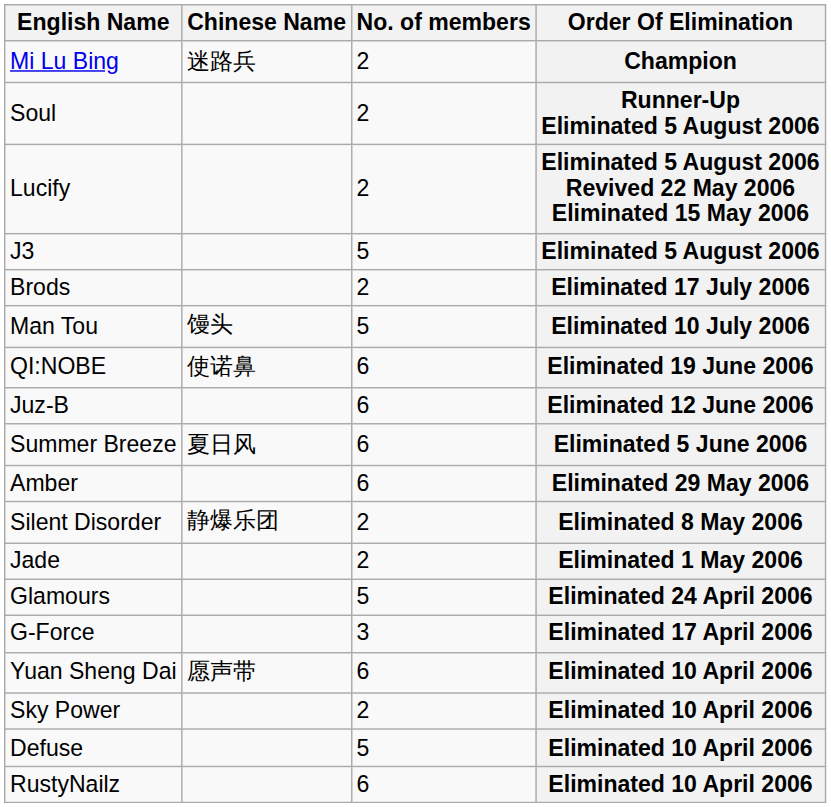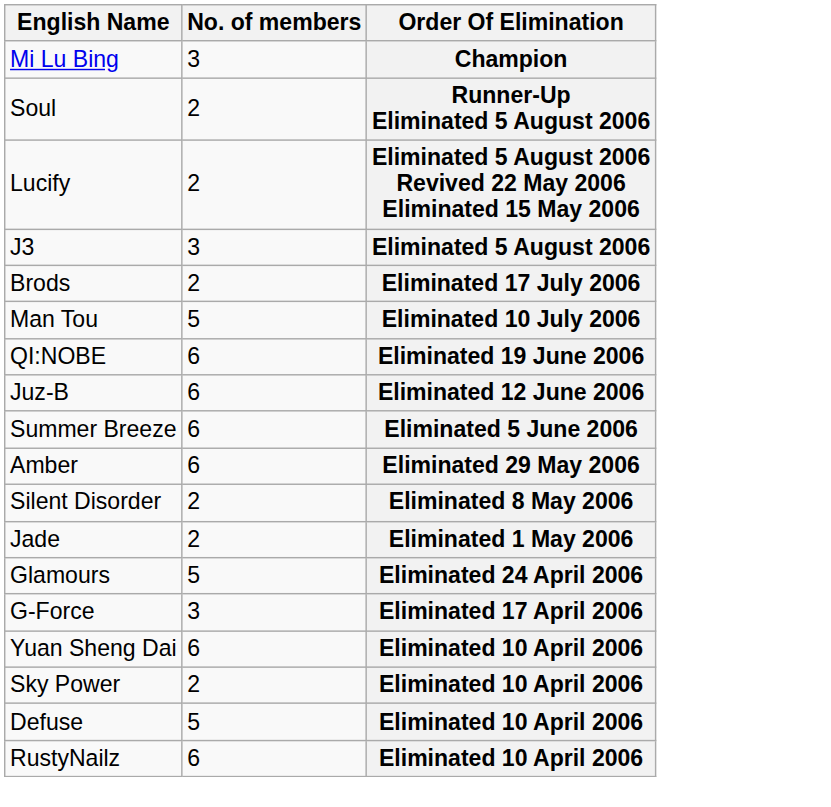- column: (267, 22)
(363, 61) 2 -> (194, 59) 3
(363, 251) 5 -> (194, 246) 3
